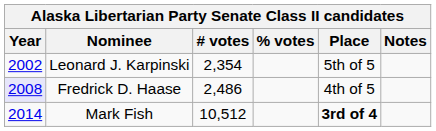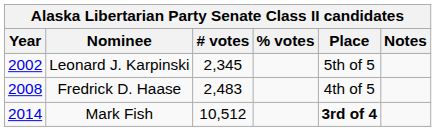(223, 65) 2,354 -> (223, 65) 2,345
(25, 89) lavender background -> (25, 89) no background
(223, 89) 2,486 -> (223, 89) 2,483
